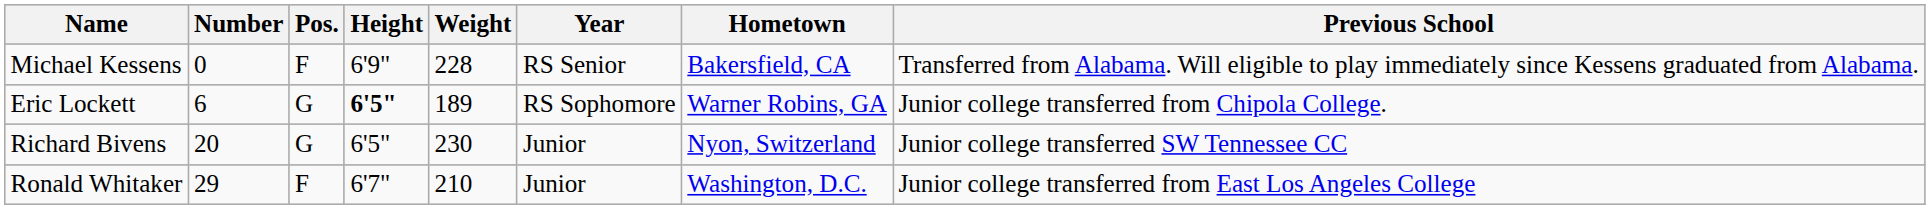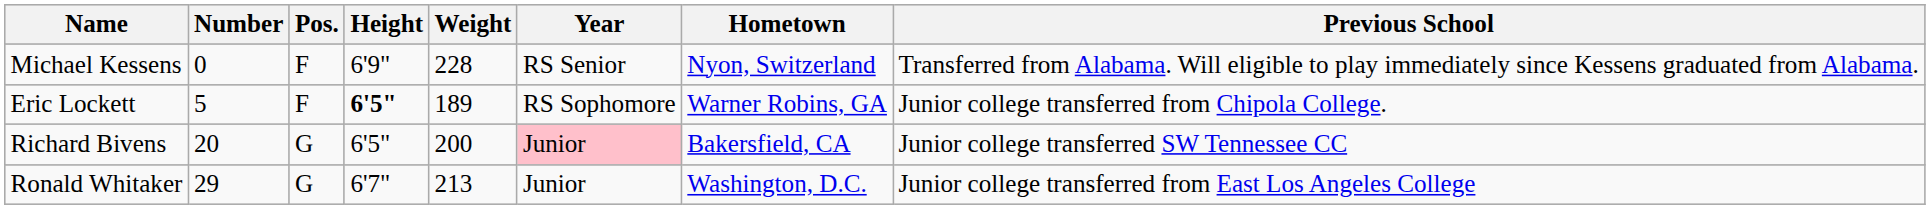(769, 64) Bakersfield, CA -> (782, 64) Nyon, Switzerland
(200, 104) 6 -> (200, 104) 5
(304, 104) G -> (302, 104) F
(453, 143) 230 -> (453, 143) 200
(554, 143) no background -> (554, 143) pink background
(782, 143) Nyon, Switzerland -> (769, 143) Bakersfield, CA
(302, 183) F -> (304, 183) G
(453, 183) 210 -> (453, 183) 213
